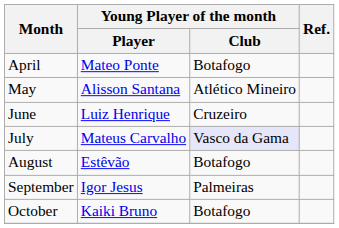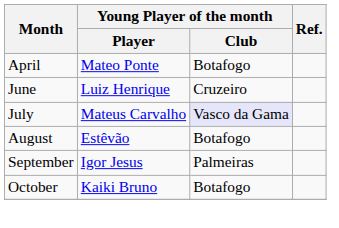- row: (22, 89)
